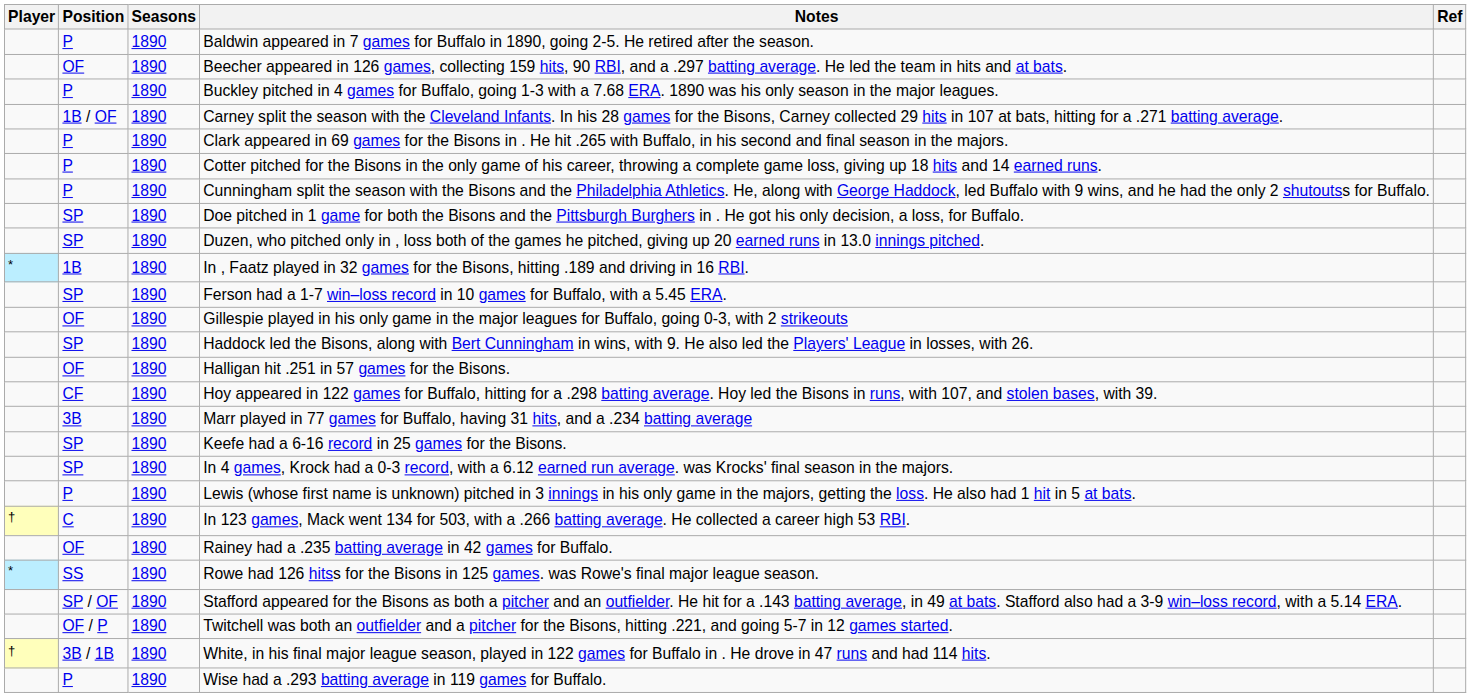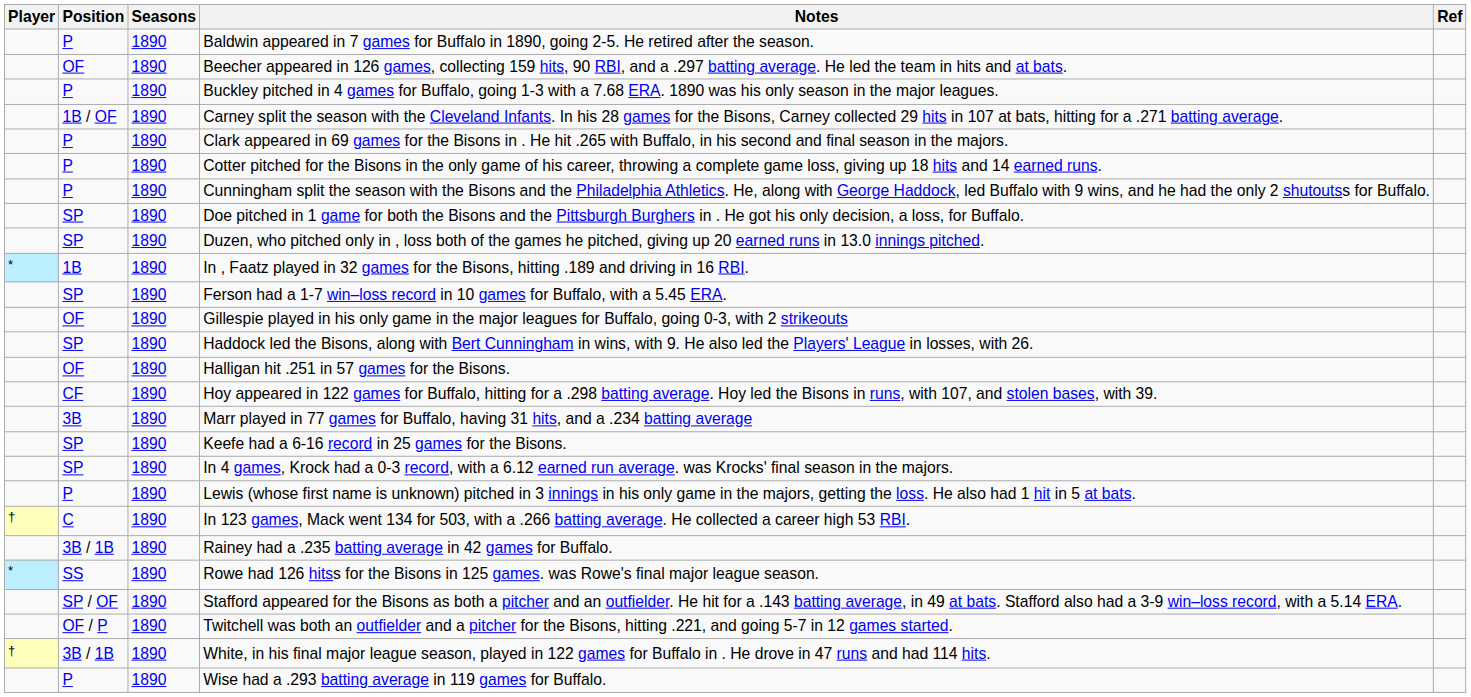(73, 547) OF -> (88, 547) 3B / 1B
